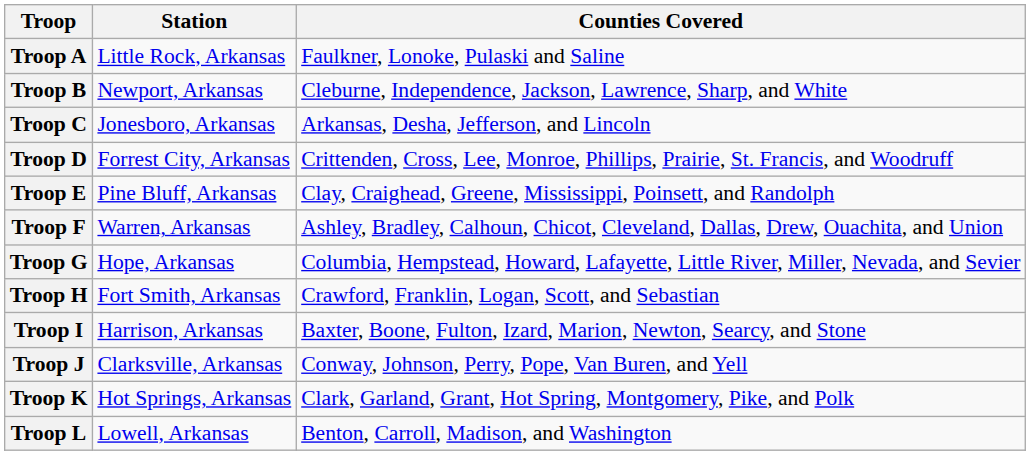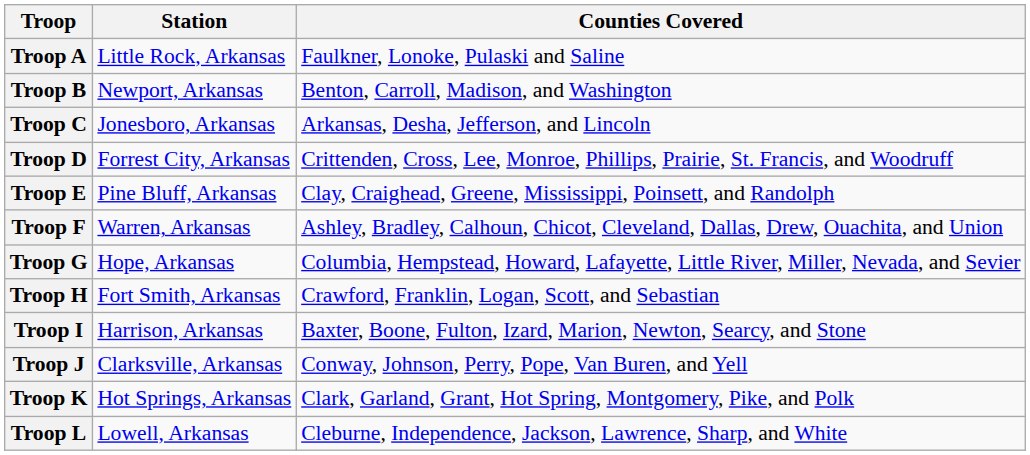(574, 90) Cleburne, Independence, Jackson, Lawrence, Sharp, and White -> (486, 90) Benton, Carroll, Madison, and Washington
(486, 432) Benton, Carroll, Madison, and Washington -> (574, 432) Cleburne, Independence, Jackson, Lawrence, Sharp, and White
